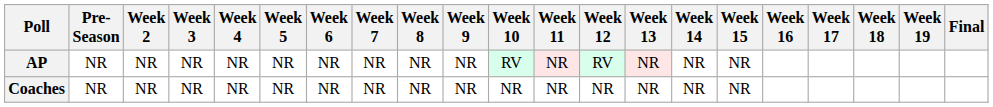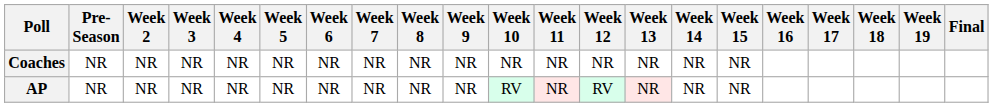rows swapped: (37, 63) <-> (37, 89)
